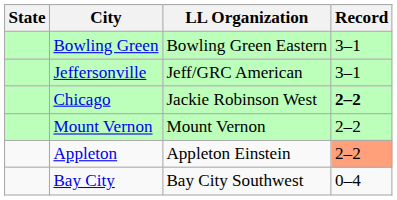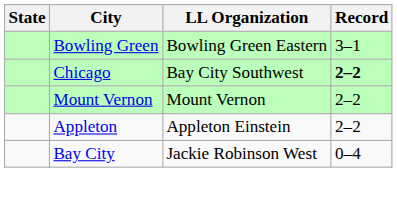- row: (100, 72)
(242, 99) Jackie Robinson West -> (235, 72) Bay City Southwest
(348, 153) lightsalmon background -> (348, 126) no background
(235, 180) Bay City Southwest -> (242, 153) Jackie Robinson West
